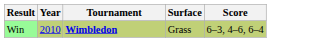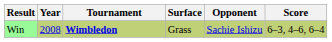+ column: (234, 12)
(50, 29) 2010 -> (50, 29) 2008
